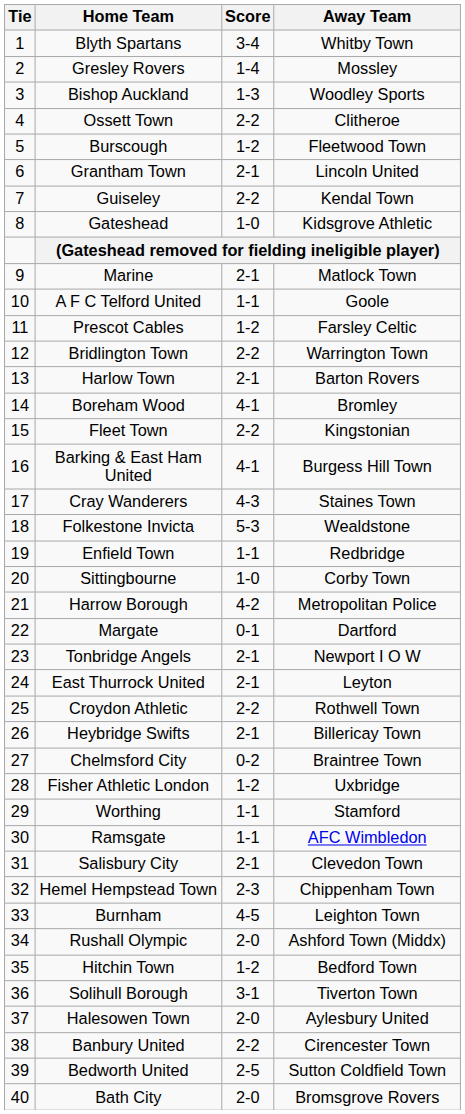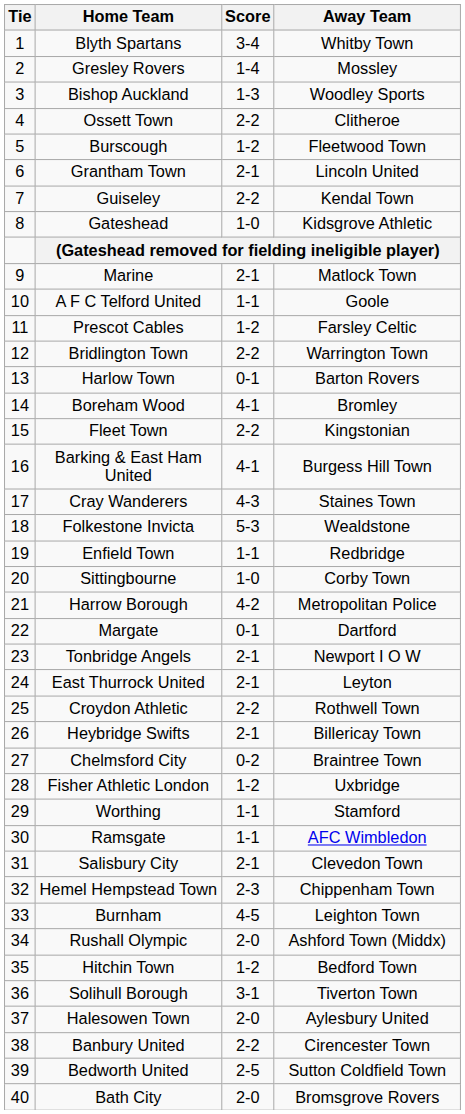(248, 379) 2-1 -> (248, 379) 0-1
